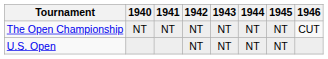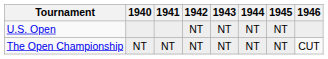rows swapped: (31, 46) <-> (65, 29)
